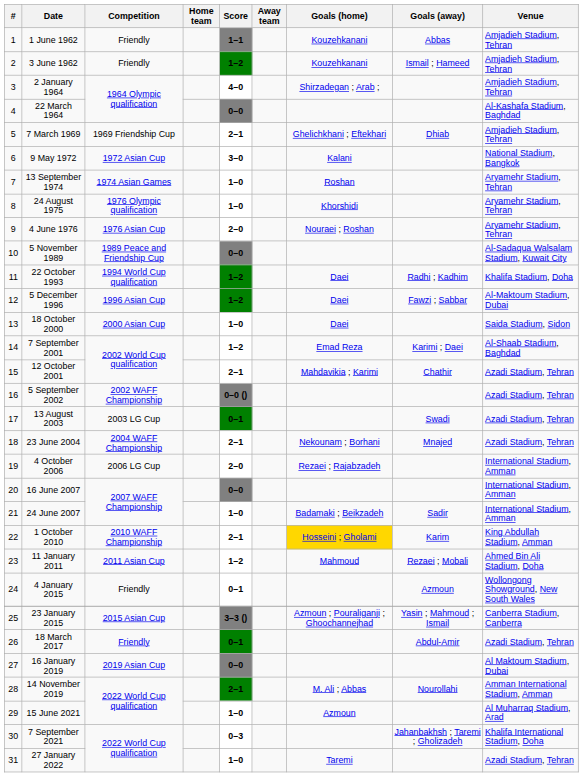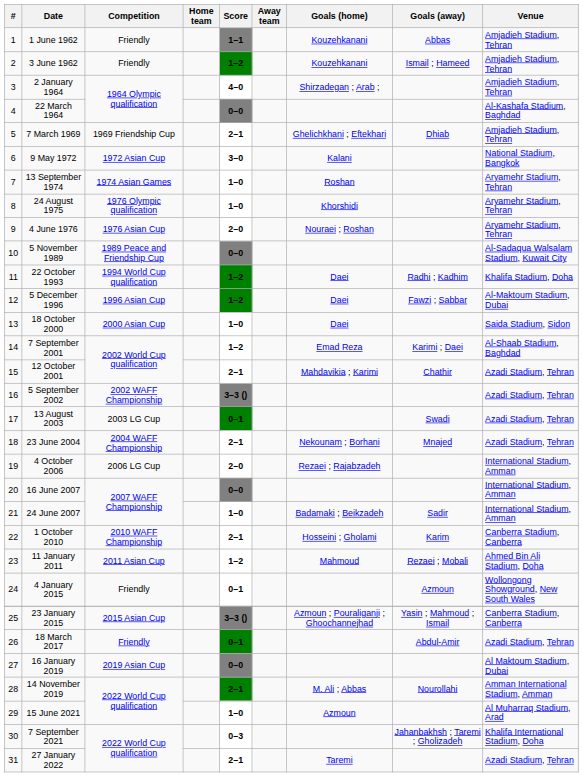(236, 395) 0–0 () -> (236, 395) 3–3 ()
(339, 537) gold background -> (339, 537) no background
(519, 537) King Abdullah Stadium, Amman -> (522, 537) Canberra Stadium, Canberra
(236, 760) 1–0 -> (236, 760) 2–1
